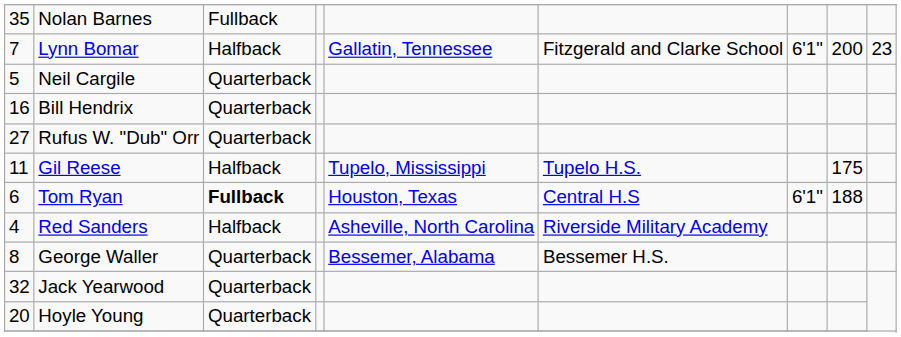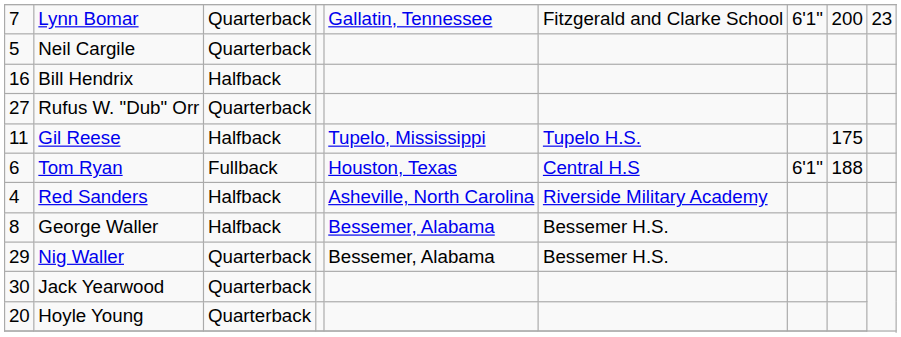- row: (95, 19)
(244, 49) Halfback -> (259, 19) Quarterback
(259, 108) Quarterback -> (244, 78) Halfback
(246, 197) bold -> (243, 167) normal
(259, 256) Quarterback -> (244, 227) Halfback
+ row: (81, 256)
(19, 286) 32 -> (19, 286) 30
